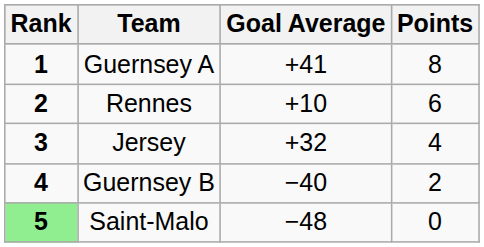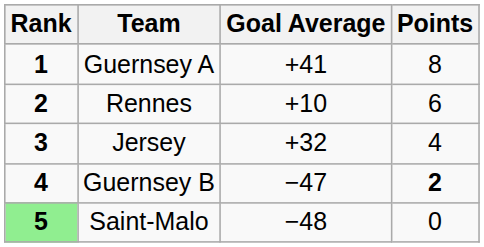(306, 182) −40 -> (306, 182) −47
(435, 182) normal -> (435, 182) bold
